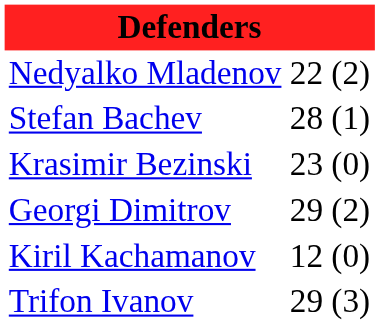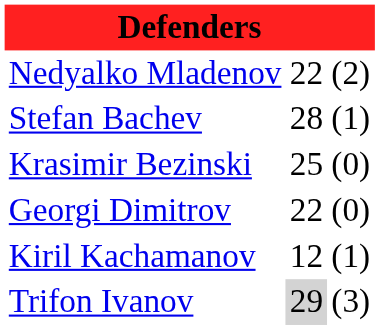(306, 164) 23 -> (306, 164) 25
(306, 210) 29 -> (306, 210) 22
(351, 210) (2) -> (351, 210) (0)
(351, 255) (0) -> (351, 255) (1)
(306, 301) no background -> (306, 301) lightgrey background
